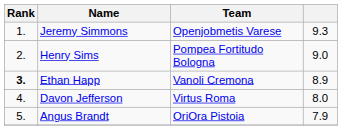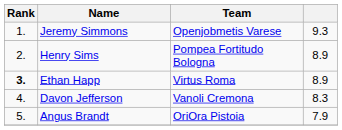(320, 55) 9.0 -> (320, 55) 8.9
(213, 80) Vanoli Cremona -> (204, 80) Virtus Roma
(204, 98) Virtus Roma -> (213, 98) Vanoli Cremona
(320, 98) 8.0 -> (320, 98) 8.3
